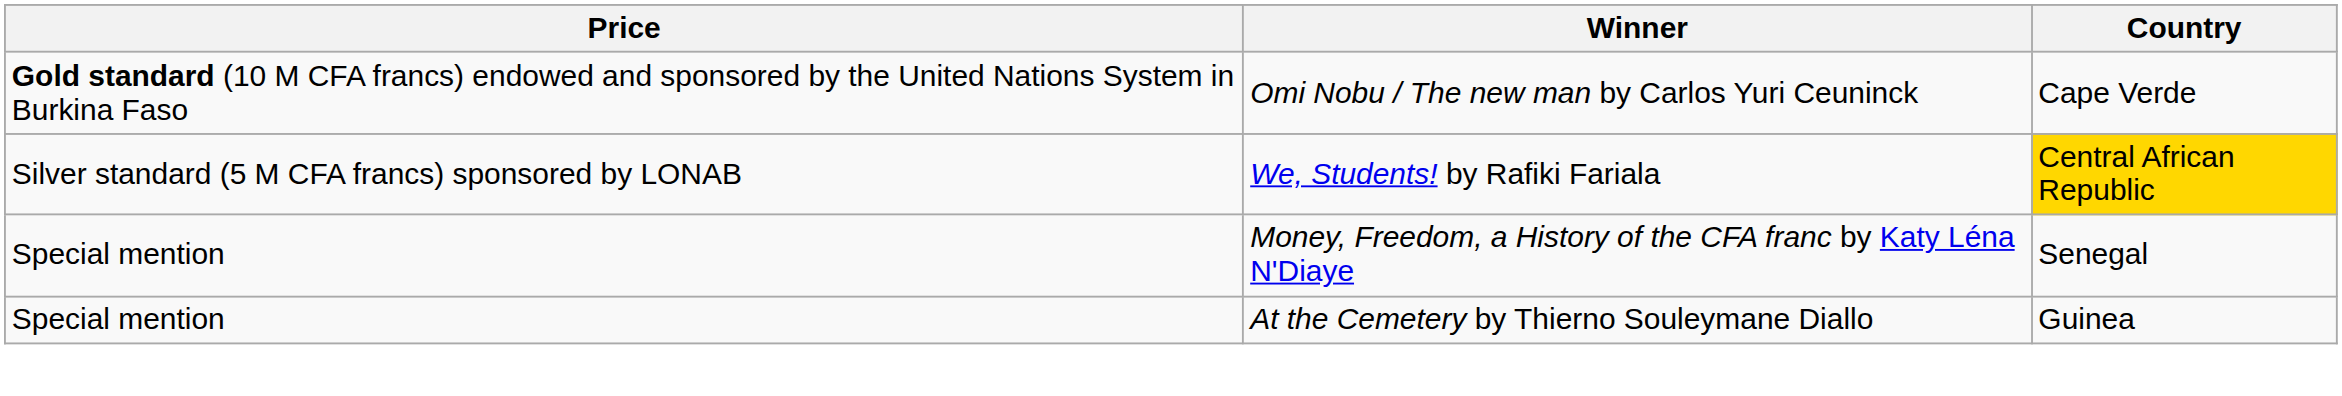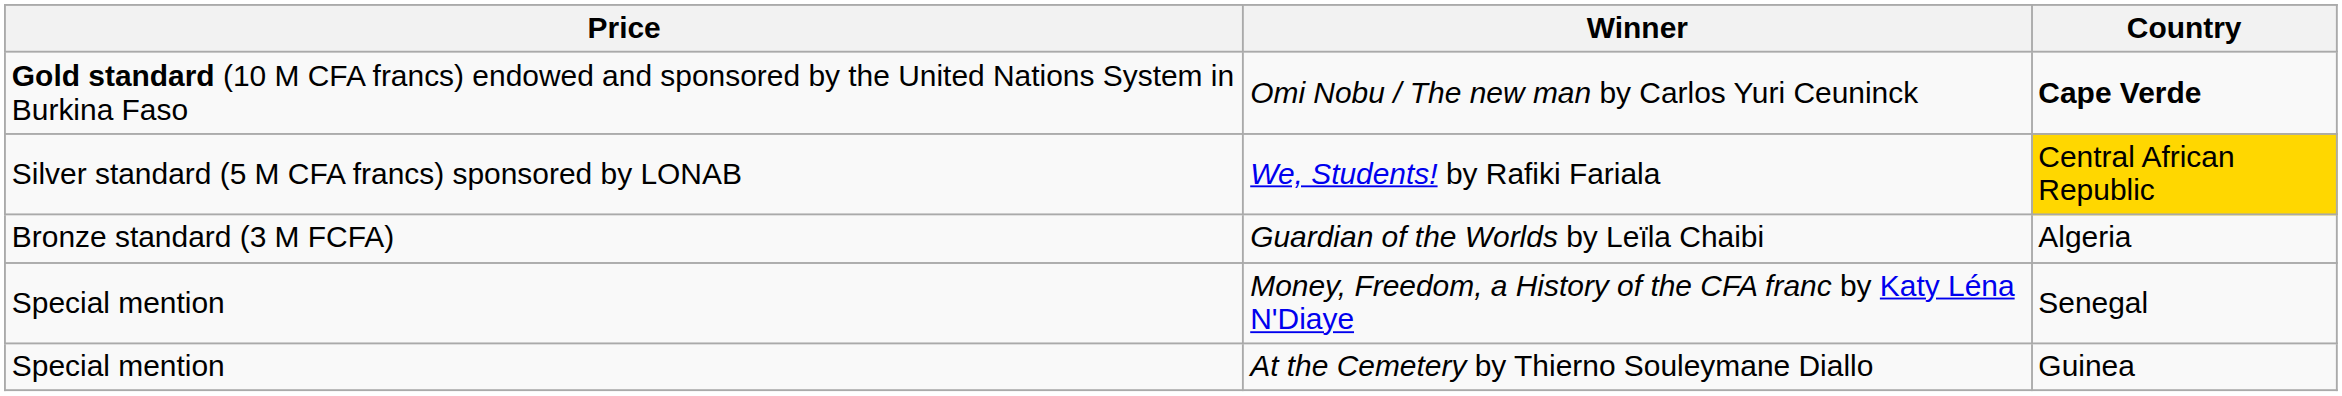(2117, 92) normal -> (2120, 92) bold
+ row: (1507, 237)
